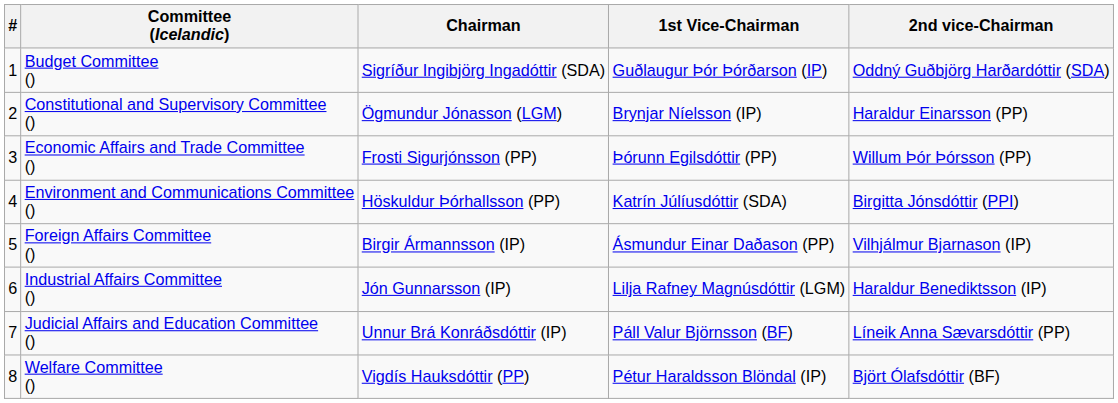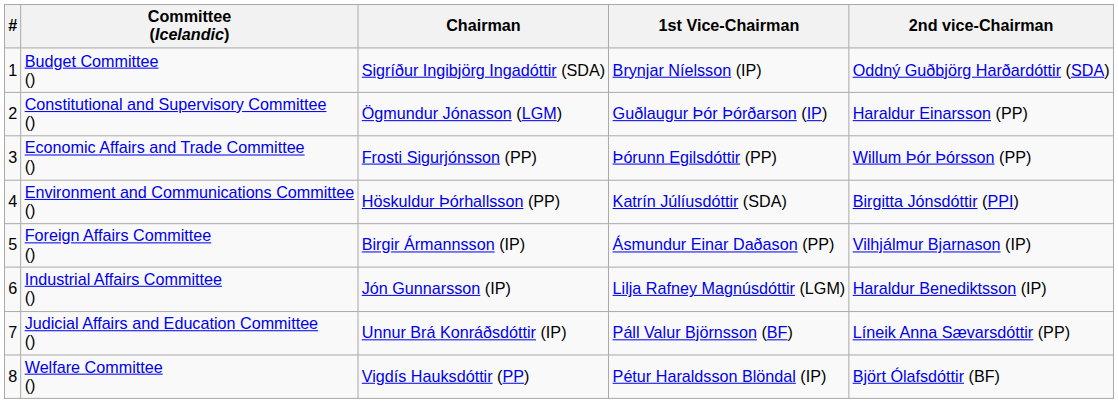(720, 70) Guðlaugur Þór Þórðarson (IP) -> (687, 70) Brynjar Níelsson (IP)
(687, 114) Brynjar Níelsson (IP) -> (720, 114) Guðlaugur Þór Þórðarson (IP)
